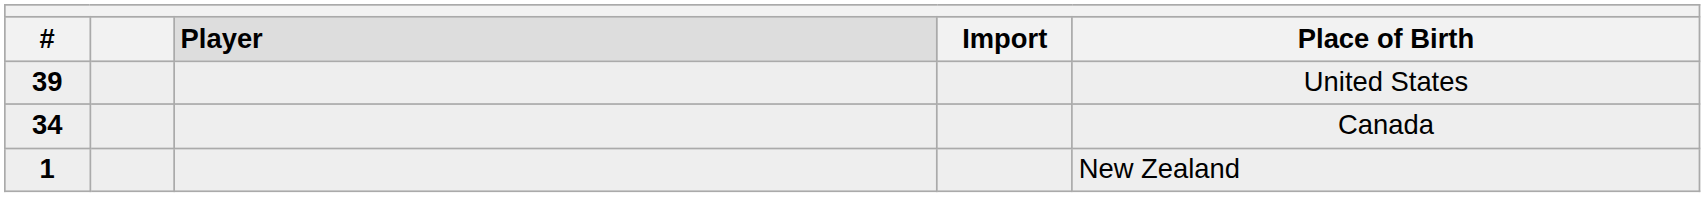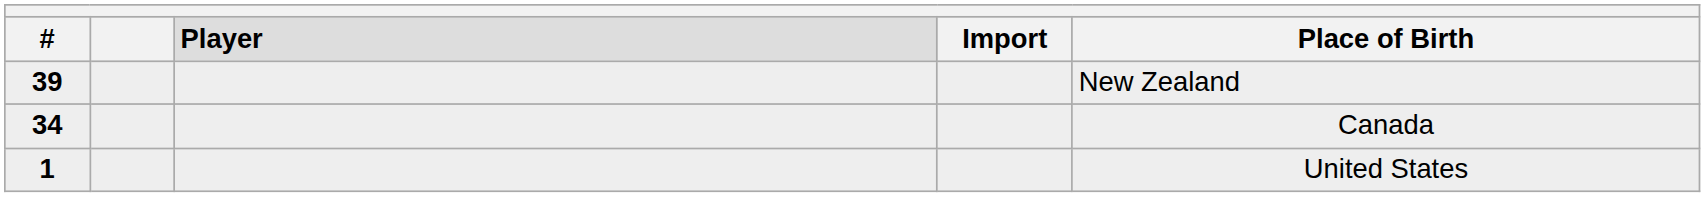(1386, 82) United States -> (1159, 82) New Zealand
(1159, 168) New Zealand -> (1386, 168) United States
